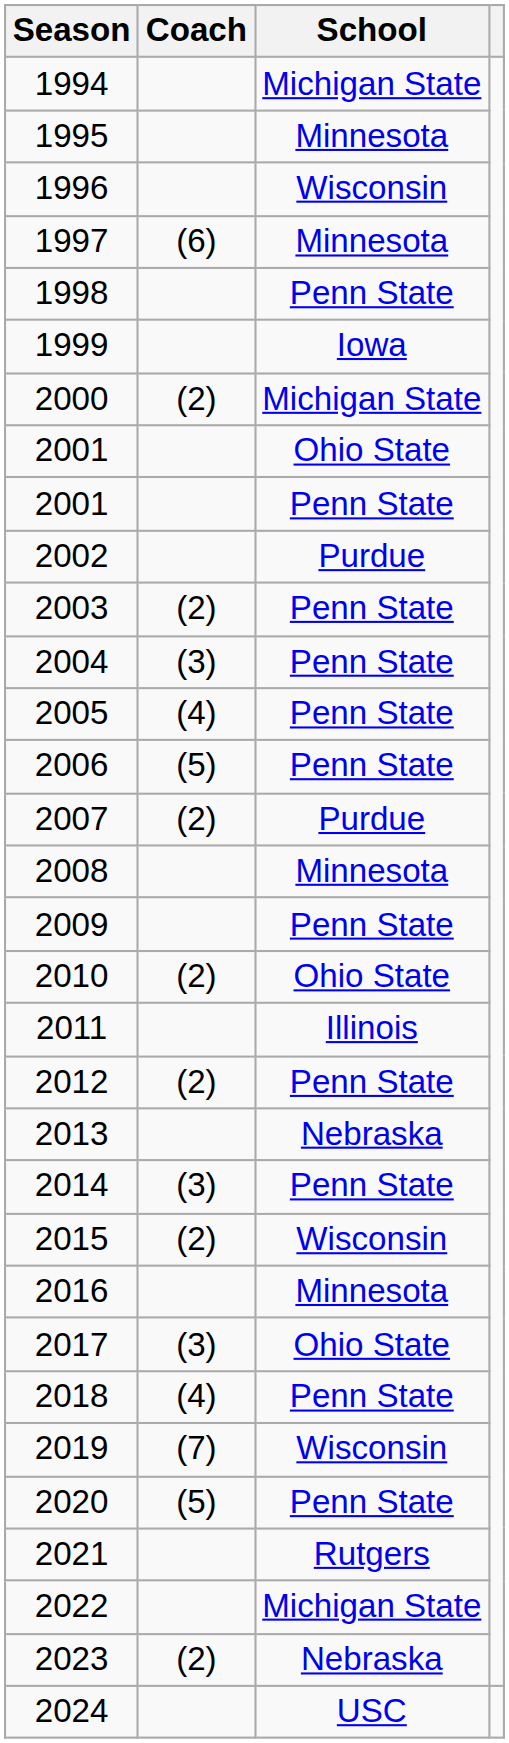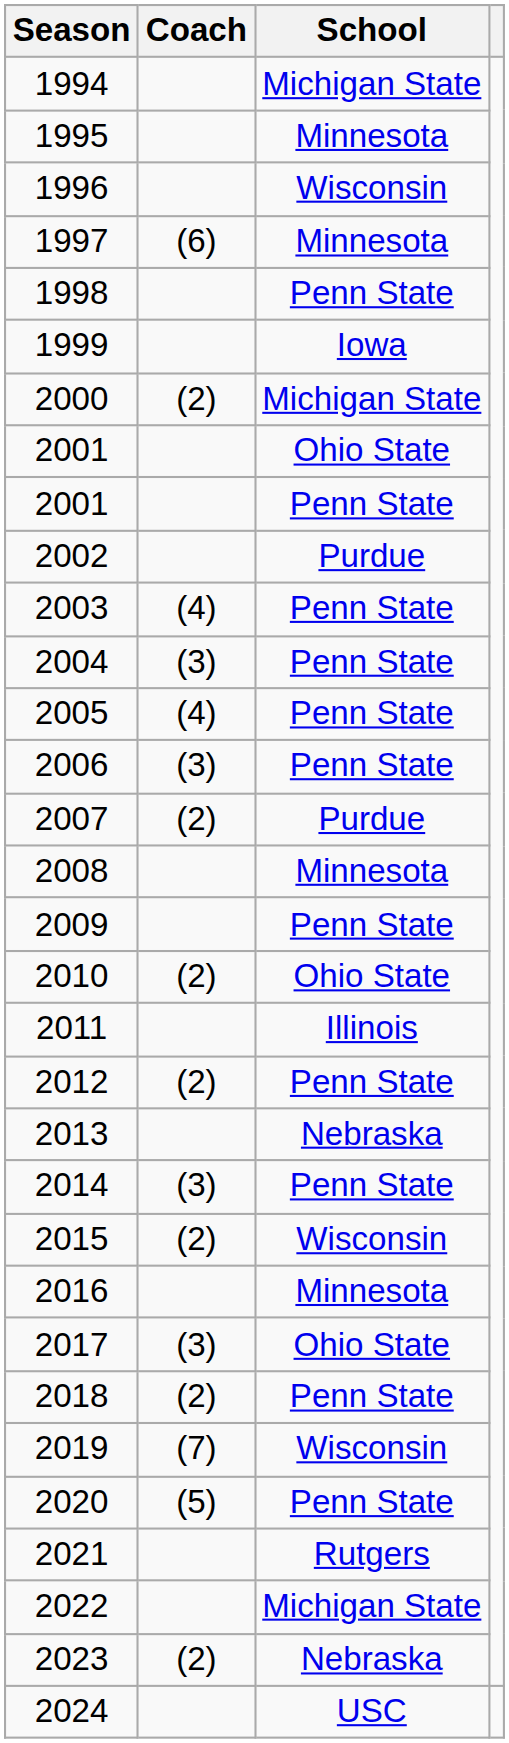(196, 608) (2) -> (196, 608) (4)
(196, 766) (5) -> (196, 766) (3)
(196, 1396) (4) -> (196, 1396) (2)
